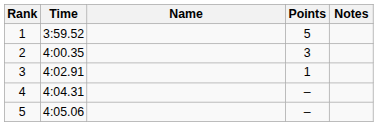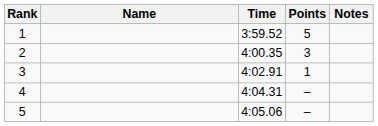columns swapped: (186, 14) <-> (64, 14)
